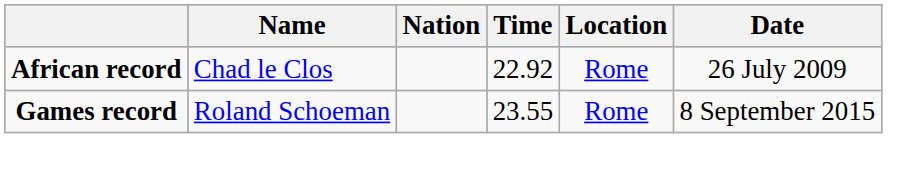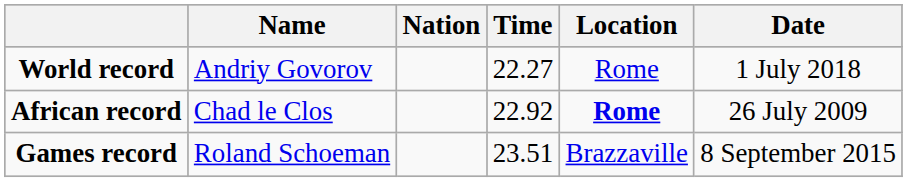+ row: (96, 68)
(616, 68) normal -> (627, 111) bold
(523, 111) 23.55 -> (523, 153) 23.51
(616, 111) Rome -> (627, 153) Brazzaville
